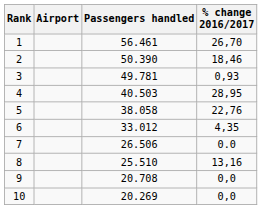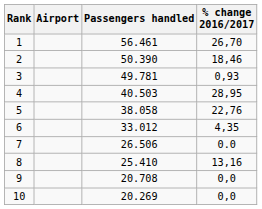(139, 162) 25.510 -> (139, 162) 25.410
